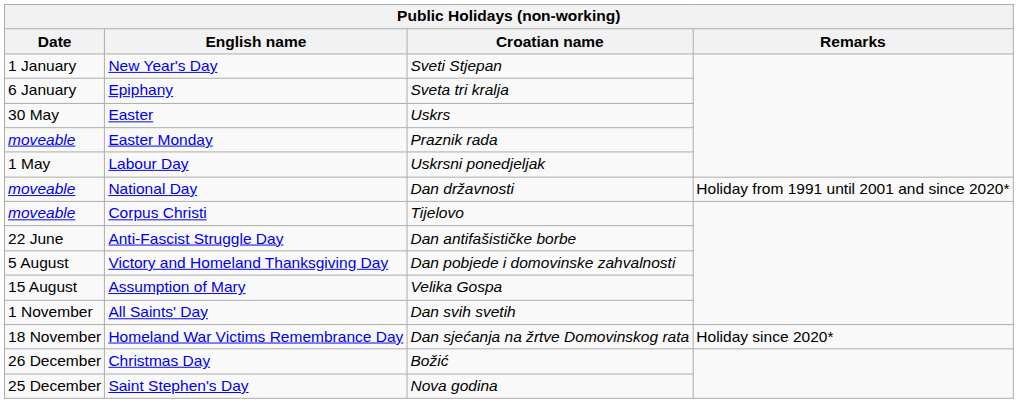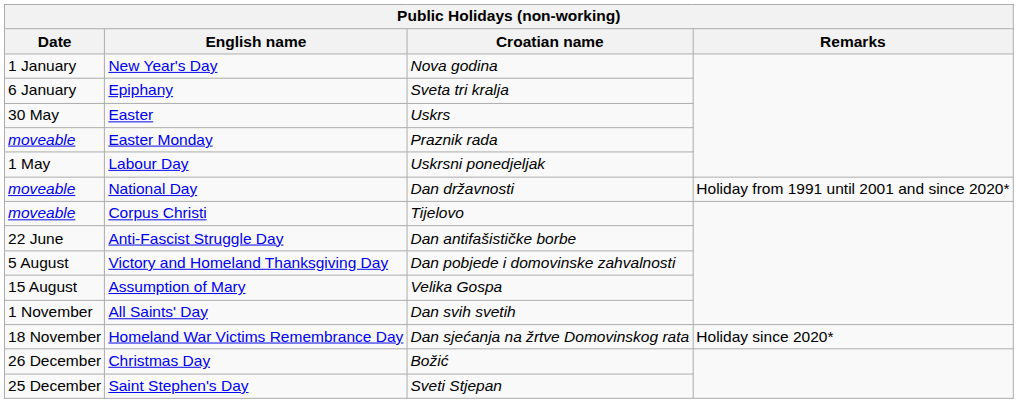(456, 66) Sveti Stjepan -> (454, 66) Nova godina
(454, 386) Nova godina -> (456, 386) Sveti Stjepan
